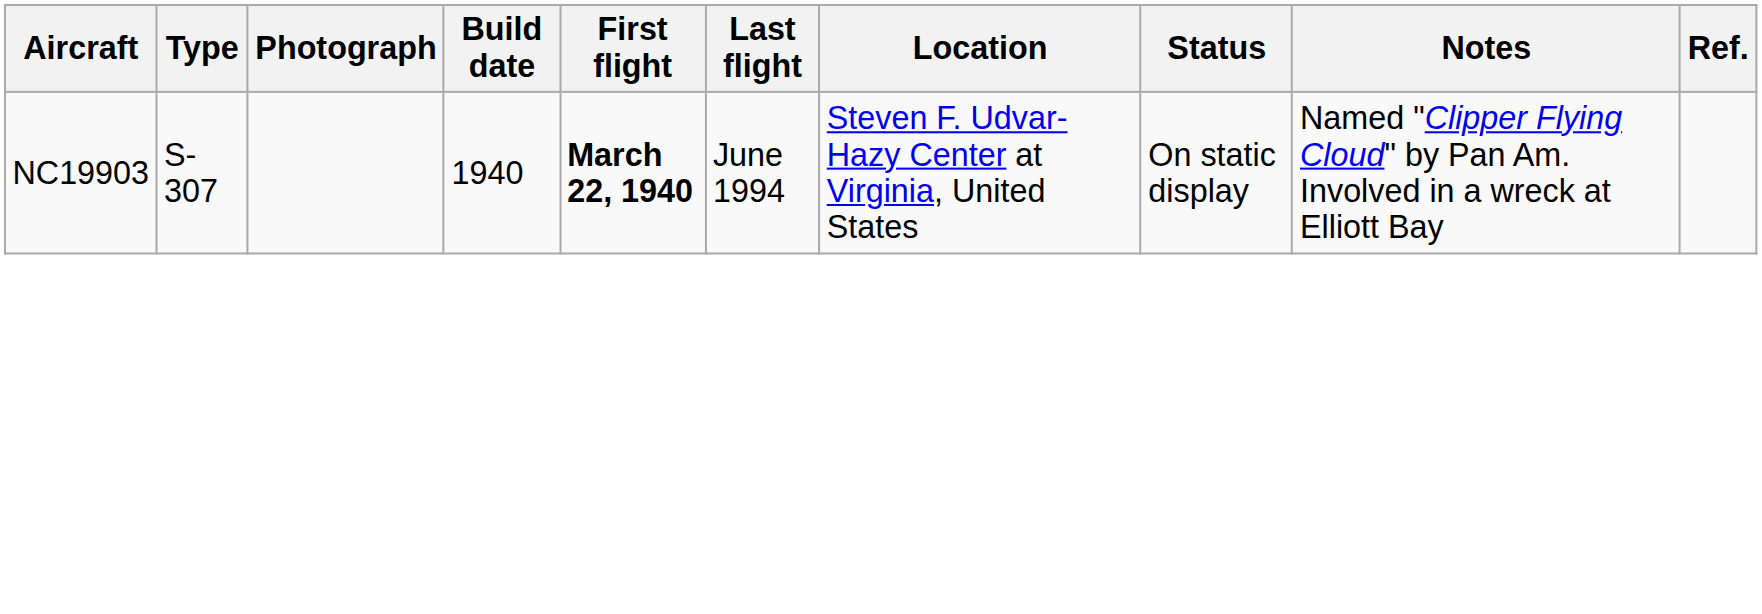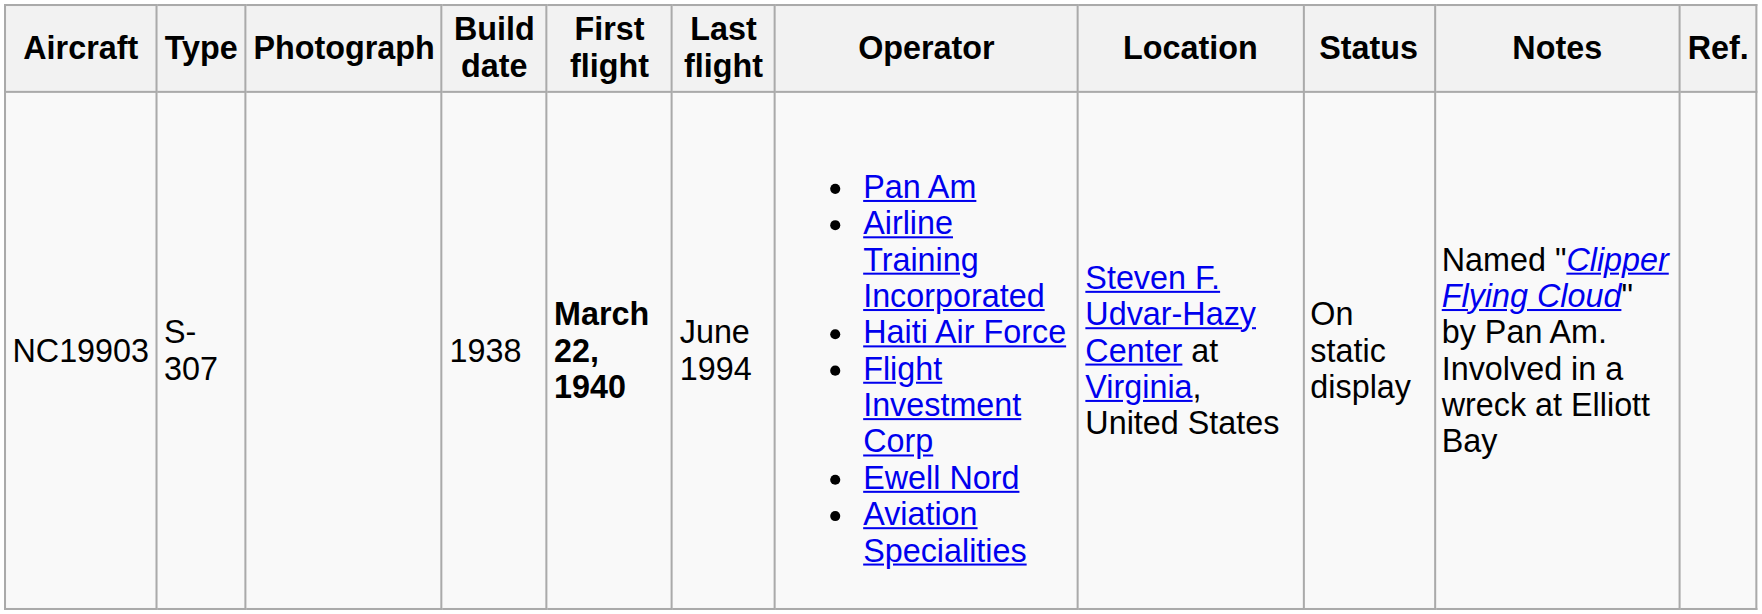+ column: (926, 48)
(488, 172) 1940 -> (486, 350) 1938
